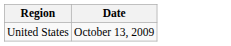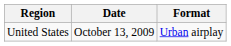+ column: (192, 13)
